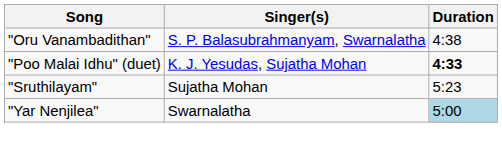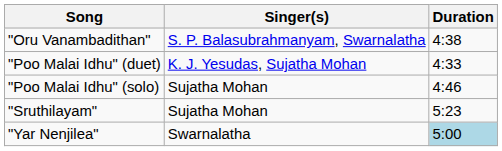(447, 64) bold -> (447, 64) normal
+ row: (84, 87)
